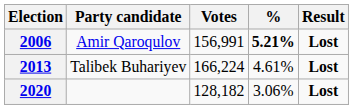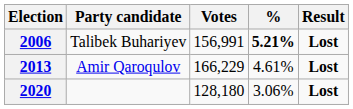(128, 41) Amir Qaroqulov -> (128, 41) Talibek Buhariyev
(128, 66) Talibek Buhariyev -> (128, 66) Amir Qaroqulov
(219, 66) 166,224 -> (219, 66) 166,229
(219, 91) 128,182 -> (219, 91) 128,180
